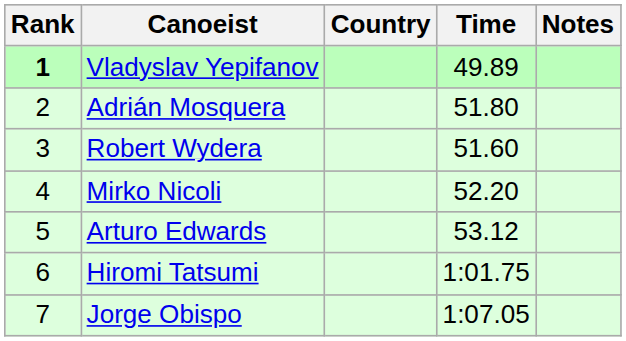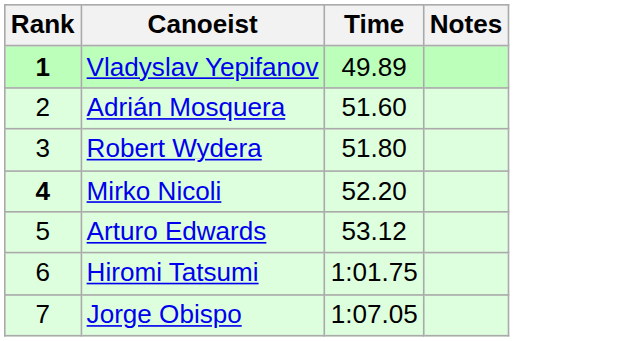- column: (381, 25)
(486, 107) 51.80 -> (374, 107) 51.60
(486, 149) 51.60 -> (374, 149) 51.80
(43, 190) normal -> (43, 190) bold
